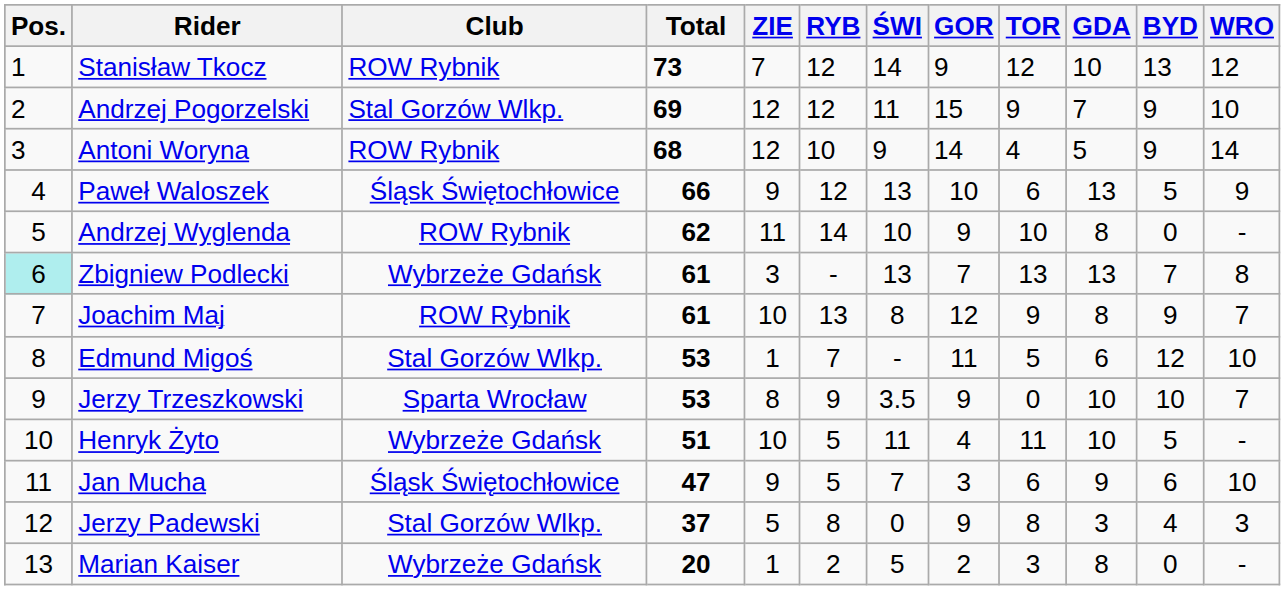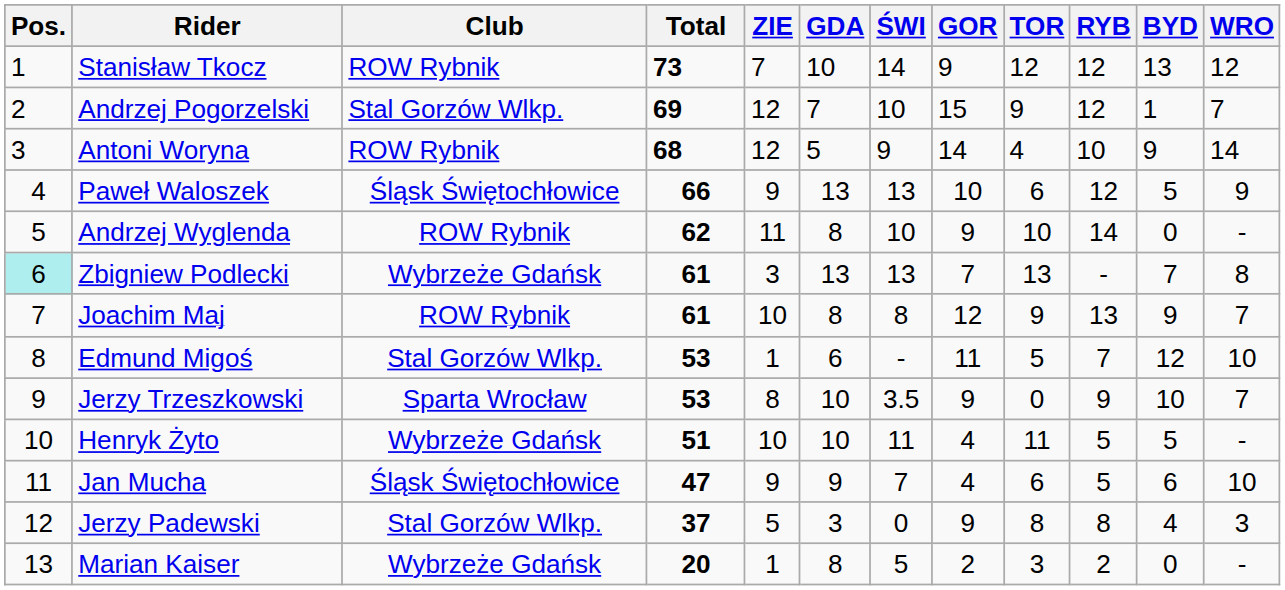columns swapped: (833, 26) <-> (1102, 26)
(886, 109) 11 -> (891, 109) 10
(1150, 109) 9 -> (1150, 109) 1
(1225, 109) 10 -> (1217, 109) 7
(964, 481) 3 -> (968, 481) 4
